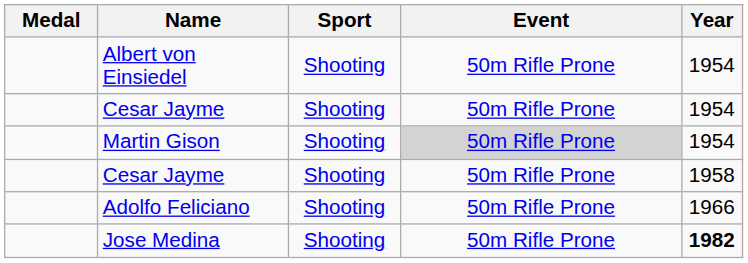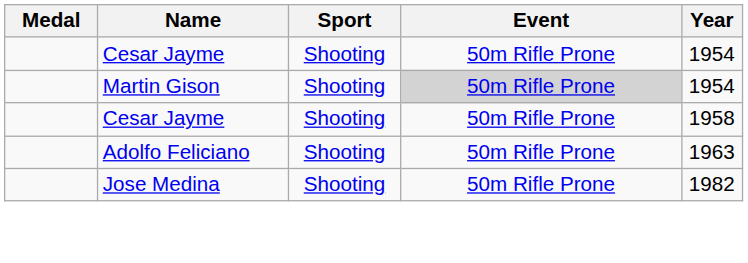- row: (51, 65)
(712, 207) 1966 -> (712, 151) 1963
(712, 240) bold -> (712, 184) normal
